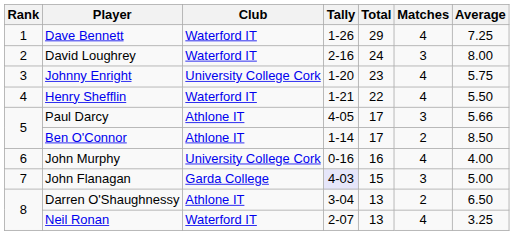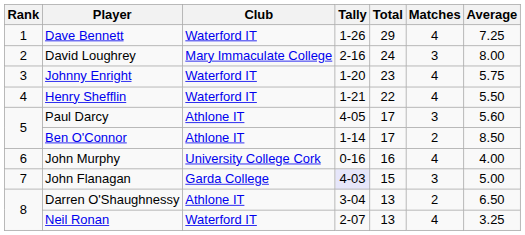(221, 55) Waterford IT -> (259, 55) Mary Immaculate College
(253, 76) University College Cork -> (221, 76) Waterford IT
(480, 117) 5.66 -> (492, 117) 5.60
